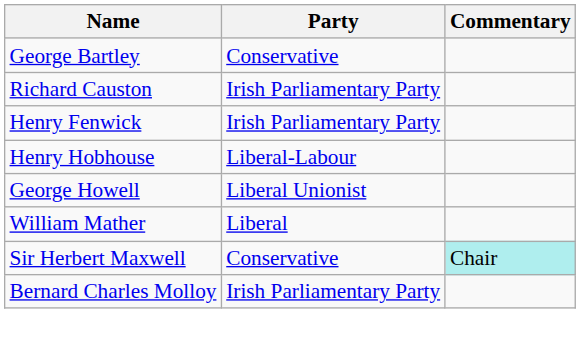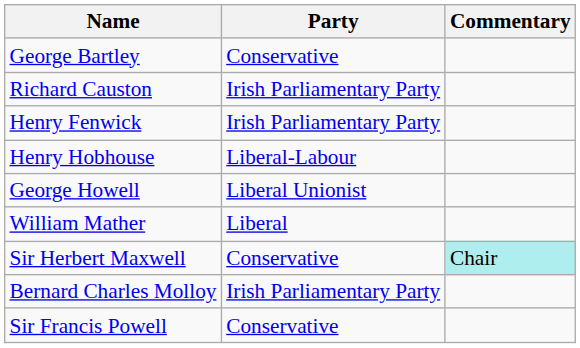+ row: (88, 325)
